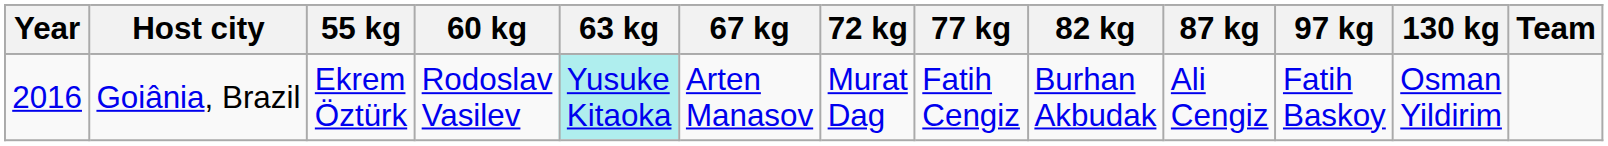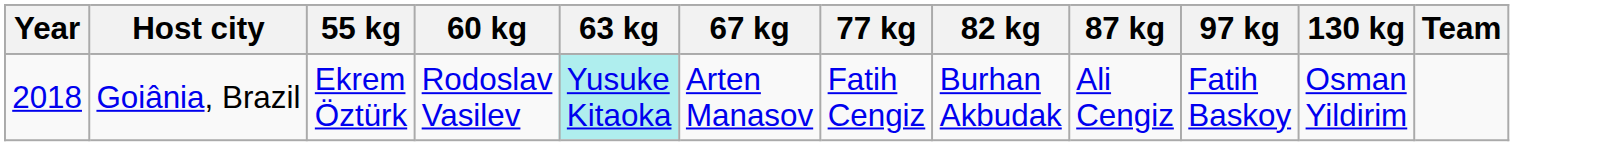- column: (868, 29)
(47, 96) 2016 -> (47, 96) 2018
